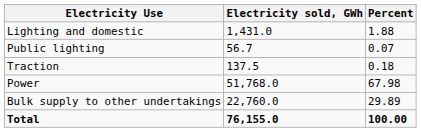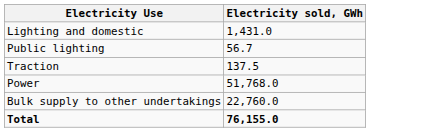- column: (391, 13)
